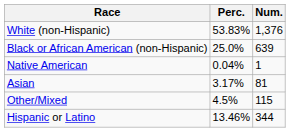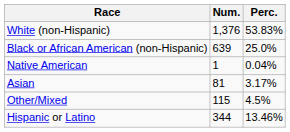columns swapped: (269, 13) <-> (231, 13)
